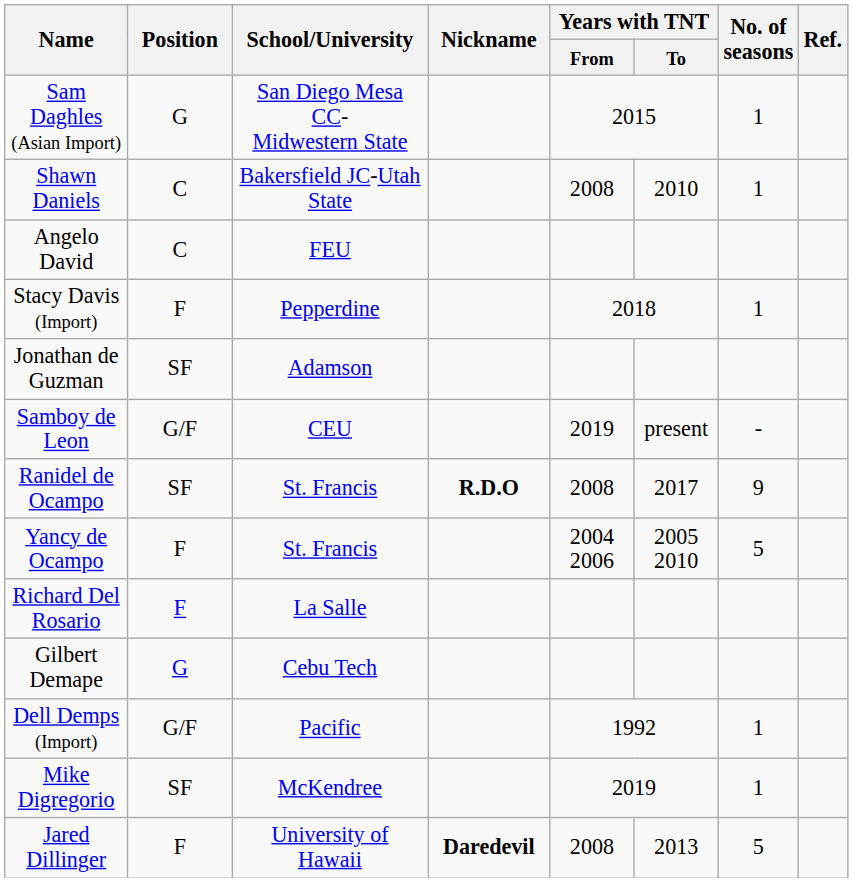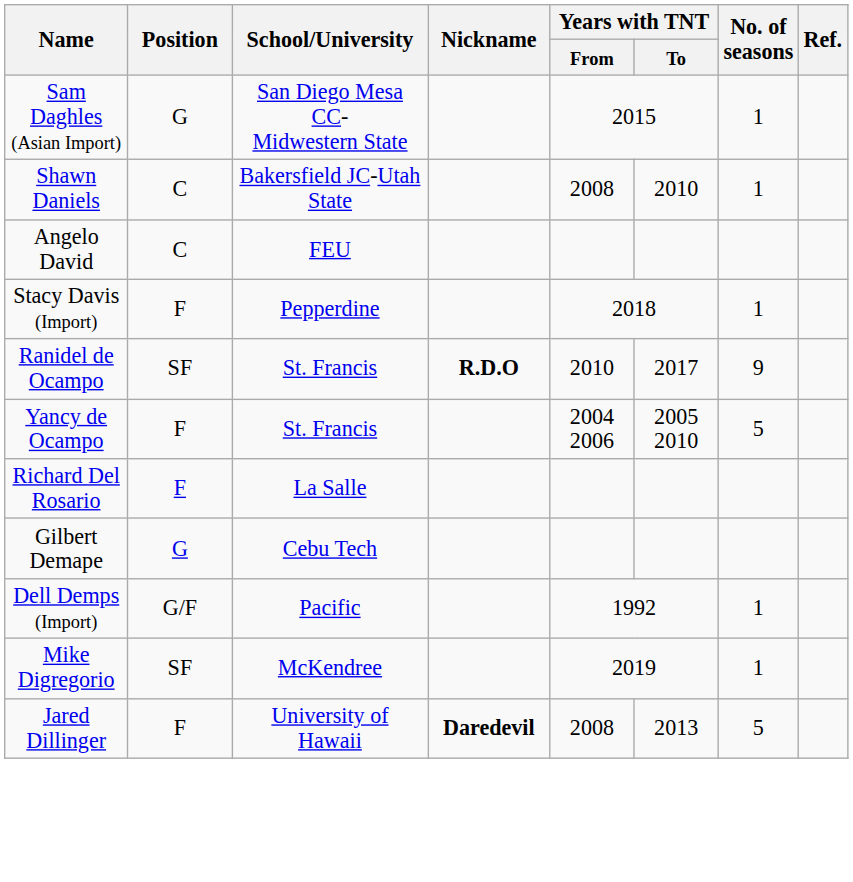- row: (66, 368)
- row: (66, 428)
(592, 488) 2008 -> (592, 368) 2010
